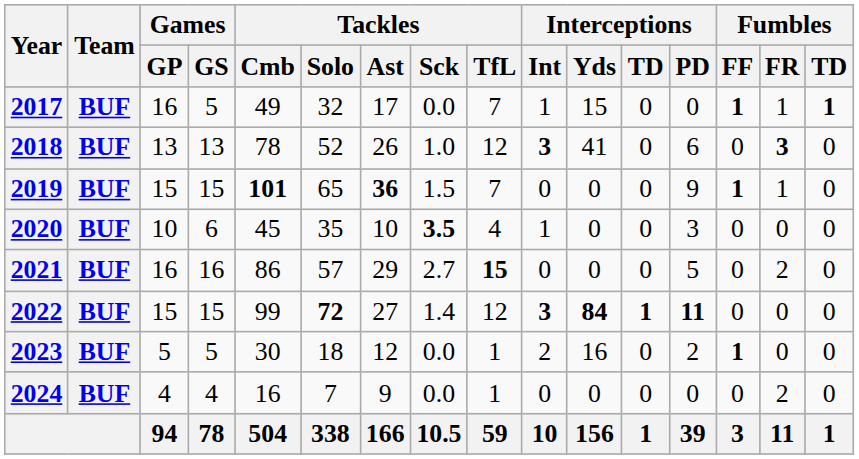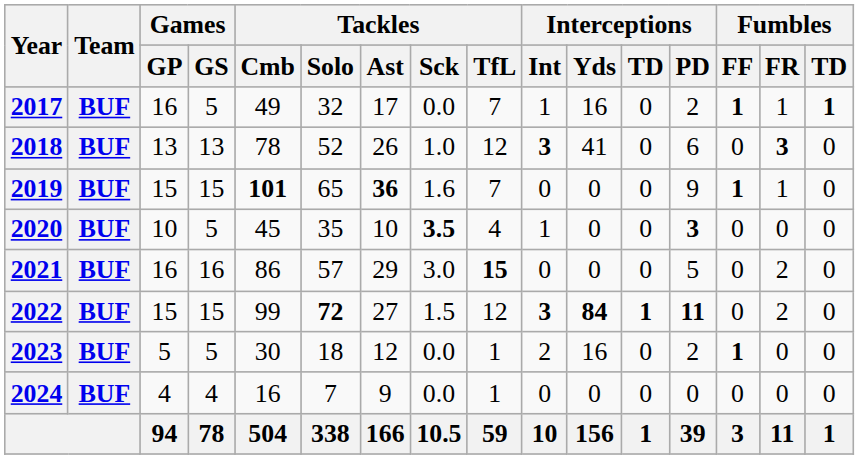(594, 106) 15 -> (594, 106) 16
(693, 106) 0 -> (693, 106) 2
(439, 188) 1.5 -> (439, 188) 1.6
(211, 229) 6 -> (211, 229) 5
(693, 229) normal -> (693, 229) bold
(439, 270) 2.7 -> (439, 270) 3.0
(439, 310) 1.4 -> (439, 310) 1.5
(782, 310) 0 -> (782, 310) 2
(782, 392) 2 -> (782, 392) 0
